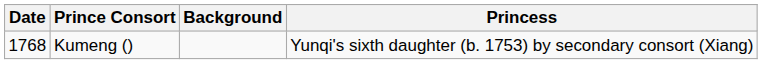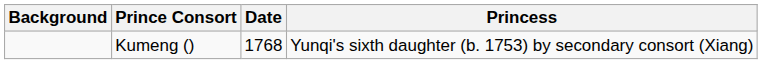columns swapped: (27, 17) <-> (233, 17)
